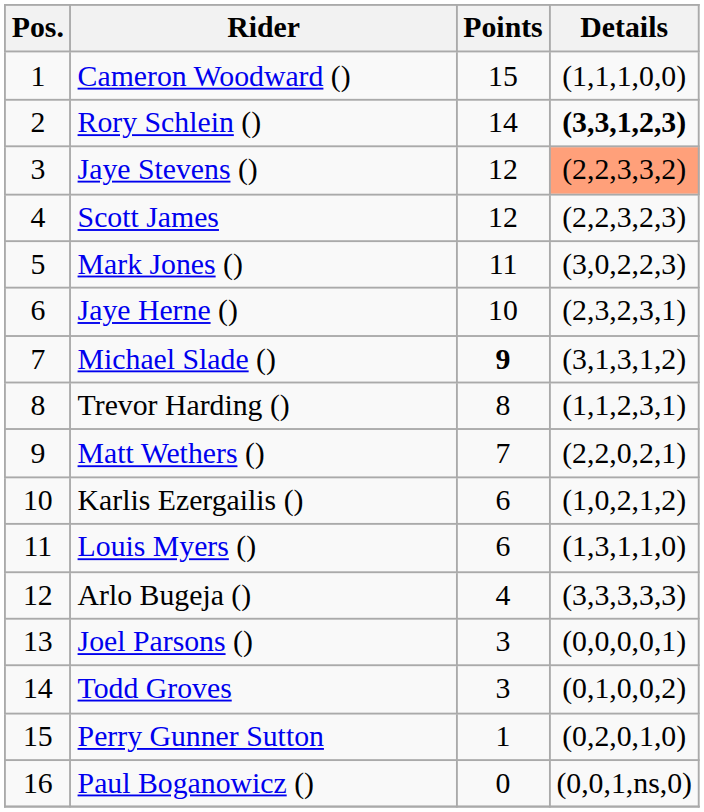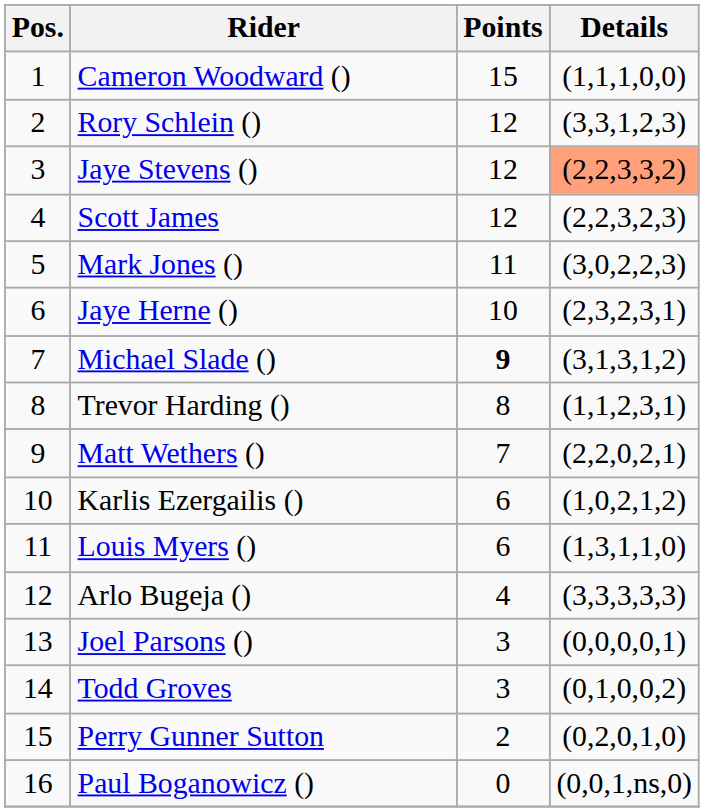(503, 122) 14 -> (503, 122) 12
(624, 122) bold -> (624, 122) normal
(503, 736) 1 -> (503, 736) 2
